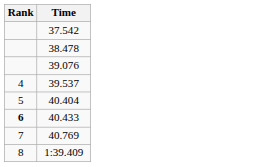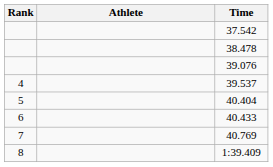+ column: (126, 13)
(21, 118) bold -> (21, 118) normal
